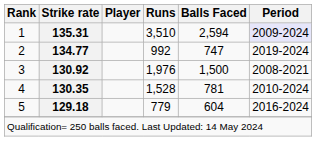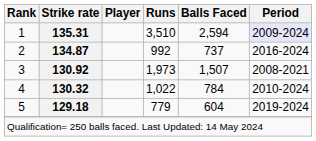(70, 51) 134.77 -> (70, 51) 134.87
(214, 51) 747 -> (214, 51) 737
(281, 51) 2019-2024 -> (281, 51) 2016-2024
(161, 70) 1,976 -> (161, 70) 1,973
(214, 70) 1,500 -> (214, 70) 1,507
(70, 88) 130.35 -> (70, 88) 130.32
(161, 88) 1,528 -> (161, 88) 1,022
(214, 88) 781 -> (214, 88) 784
(281, 107) 2016-2024 -> (281, 107) 2019-2024
